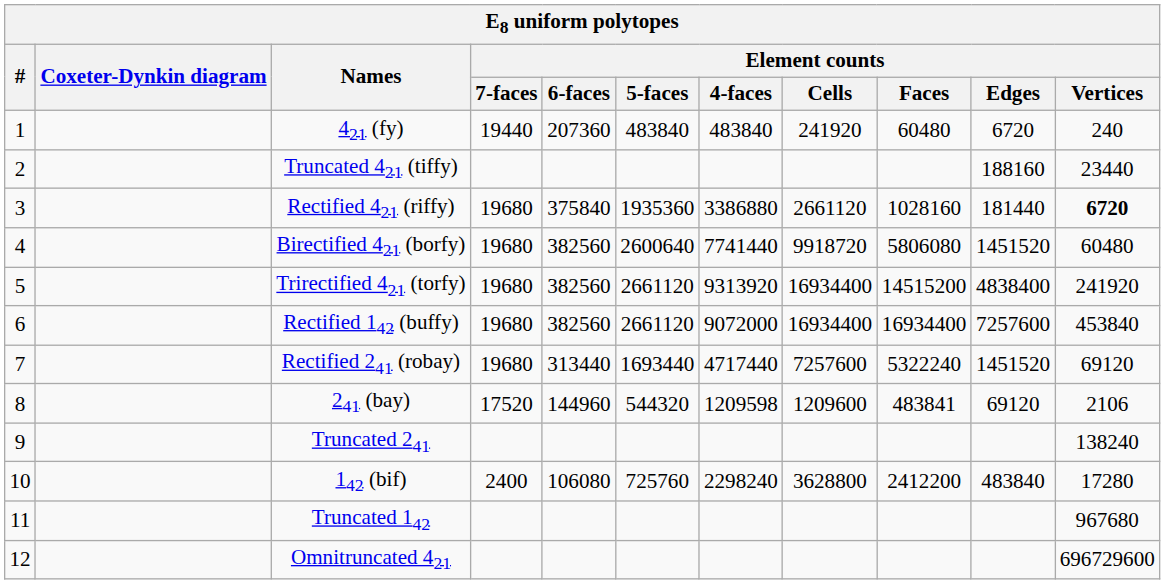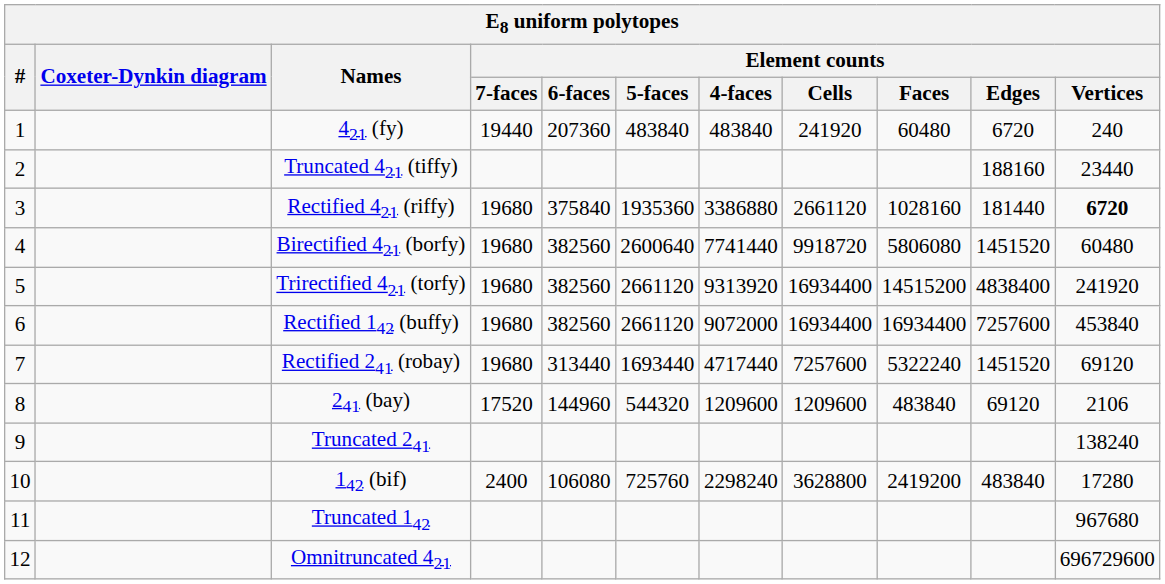(741, 403) 1209598 -> (741, 403) 1209600
(924, 403) 483841 -> (924, 403) 483840
(924, 481) 2412200 -> (924, 481) 2419200
